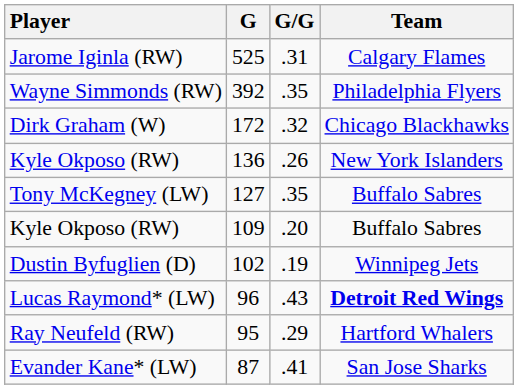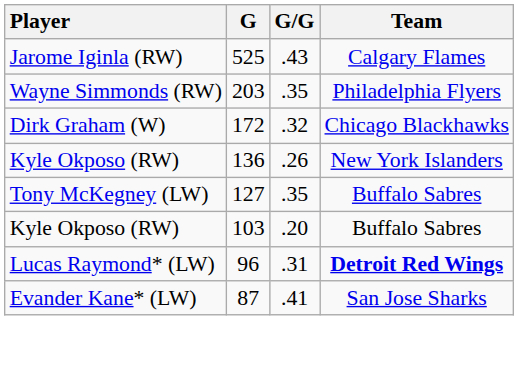(295, 56) .31 -> (295, 56) .43
(248, 90) 392 -> (248, 90) 203
(248, 228) 109 -> (248, 228) 103
- row: (103, 263)
(295, 297) .43 -> (295, 263) .31
- row: (92, 332)
